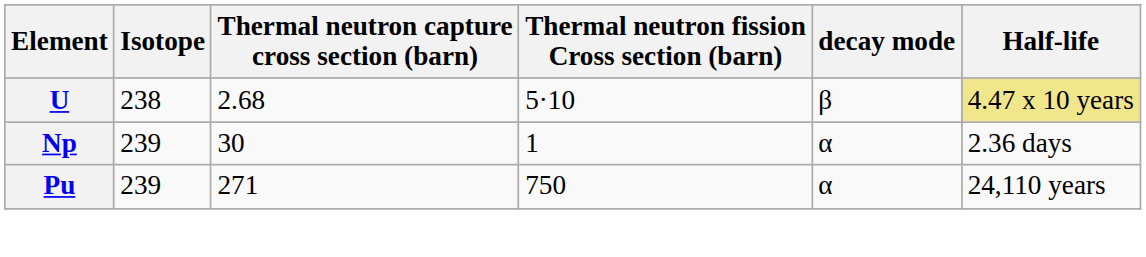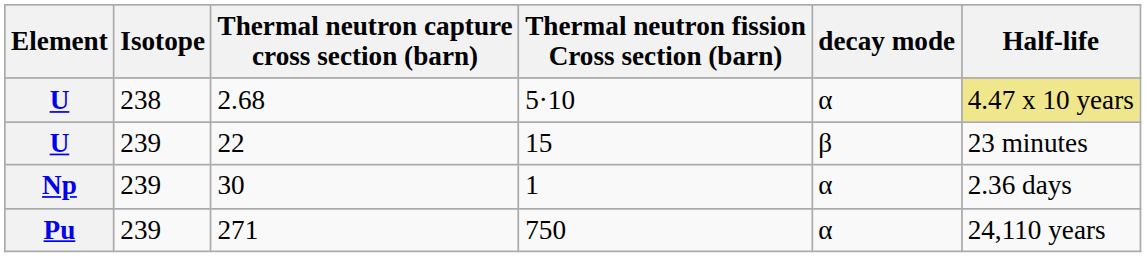(825, 99) β -> (825, 99) α
+ row: (231, 142)
